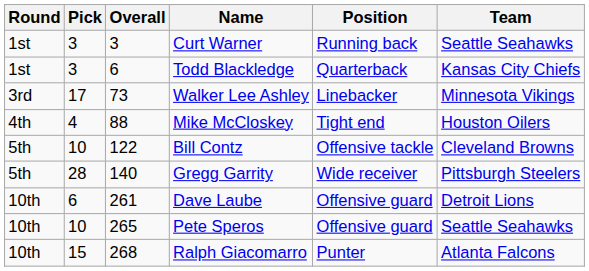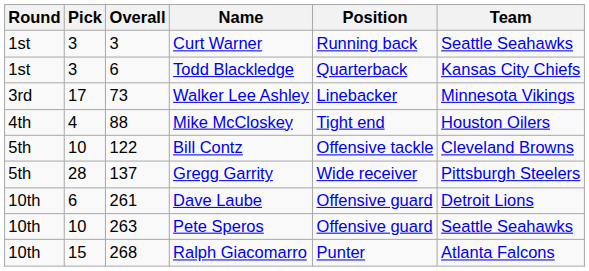(123, 174) 140 -> (123, 174) 137
(123, 226) 265 -> (123, 226) 263
